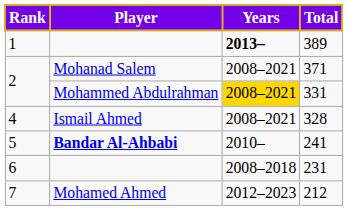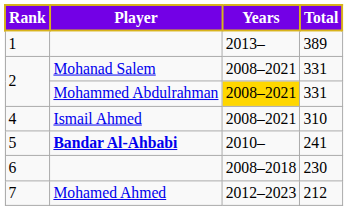(245, 43) bold -> (245, 43) normal
(315, 68) 371 -> (315, 68) 331
(315, 118) 328 -> (315, 118) 310
(315, 168) 231 -> (315, 168) 230
